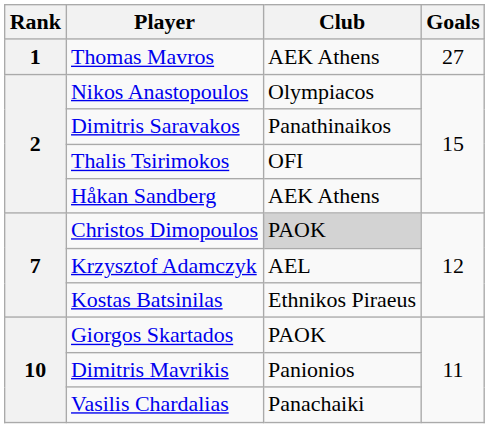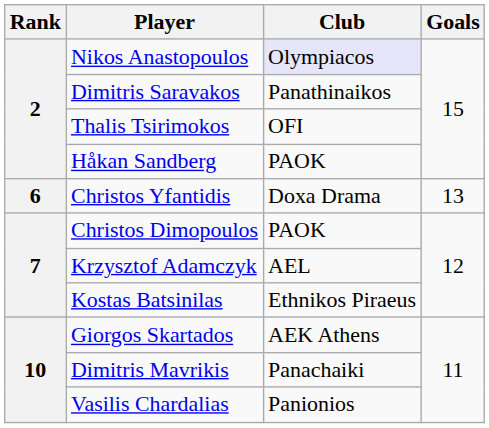- row: (143, 56)
(321, 91) no background -> (321, 56) lavender background
(324, 195) AEK Athens -> (297, 160) PAOK
+ row: (151, 195)
(297, 230) lightgrey background -> (297, 230) no background
(297, 334) PAOK -> (324, 334) AEK Athens
(311, 369) Panionios -> (316, 369) Panachaiki
(316, 404) Panachaiki -> (311, 404) Panionios
